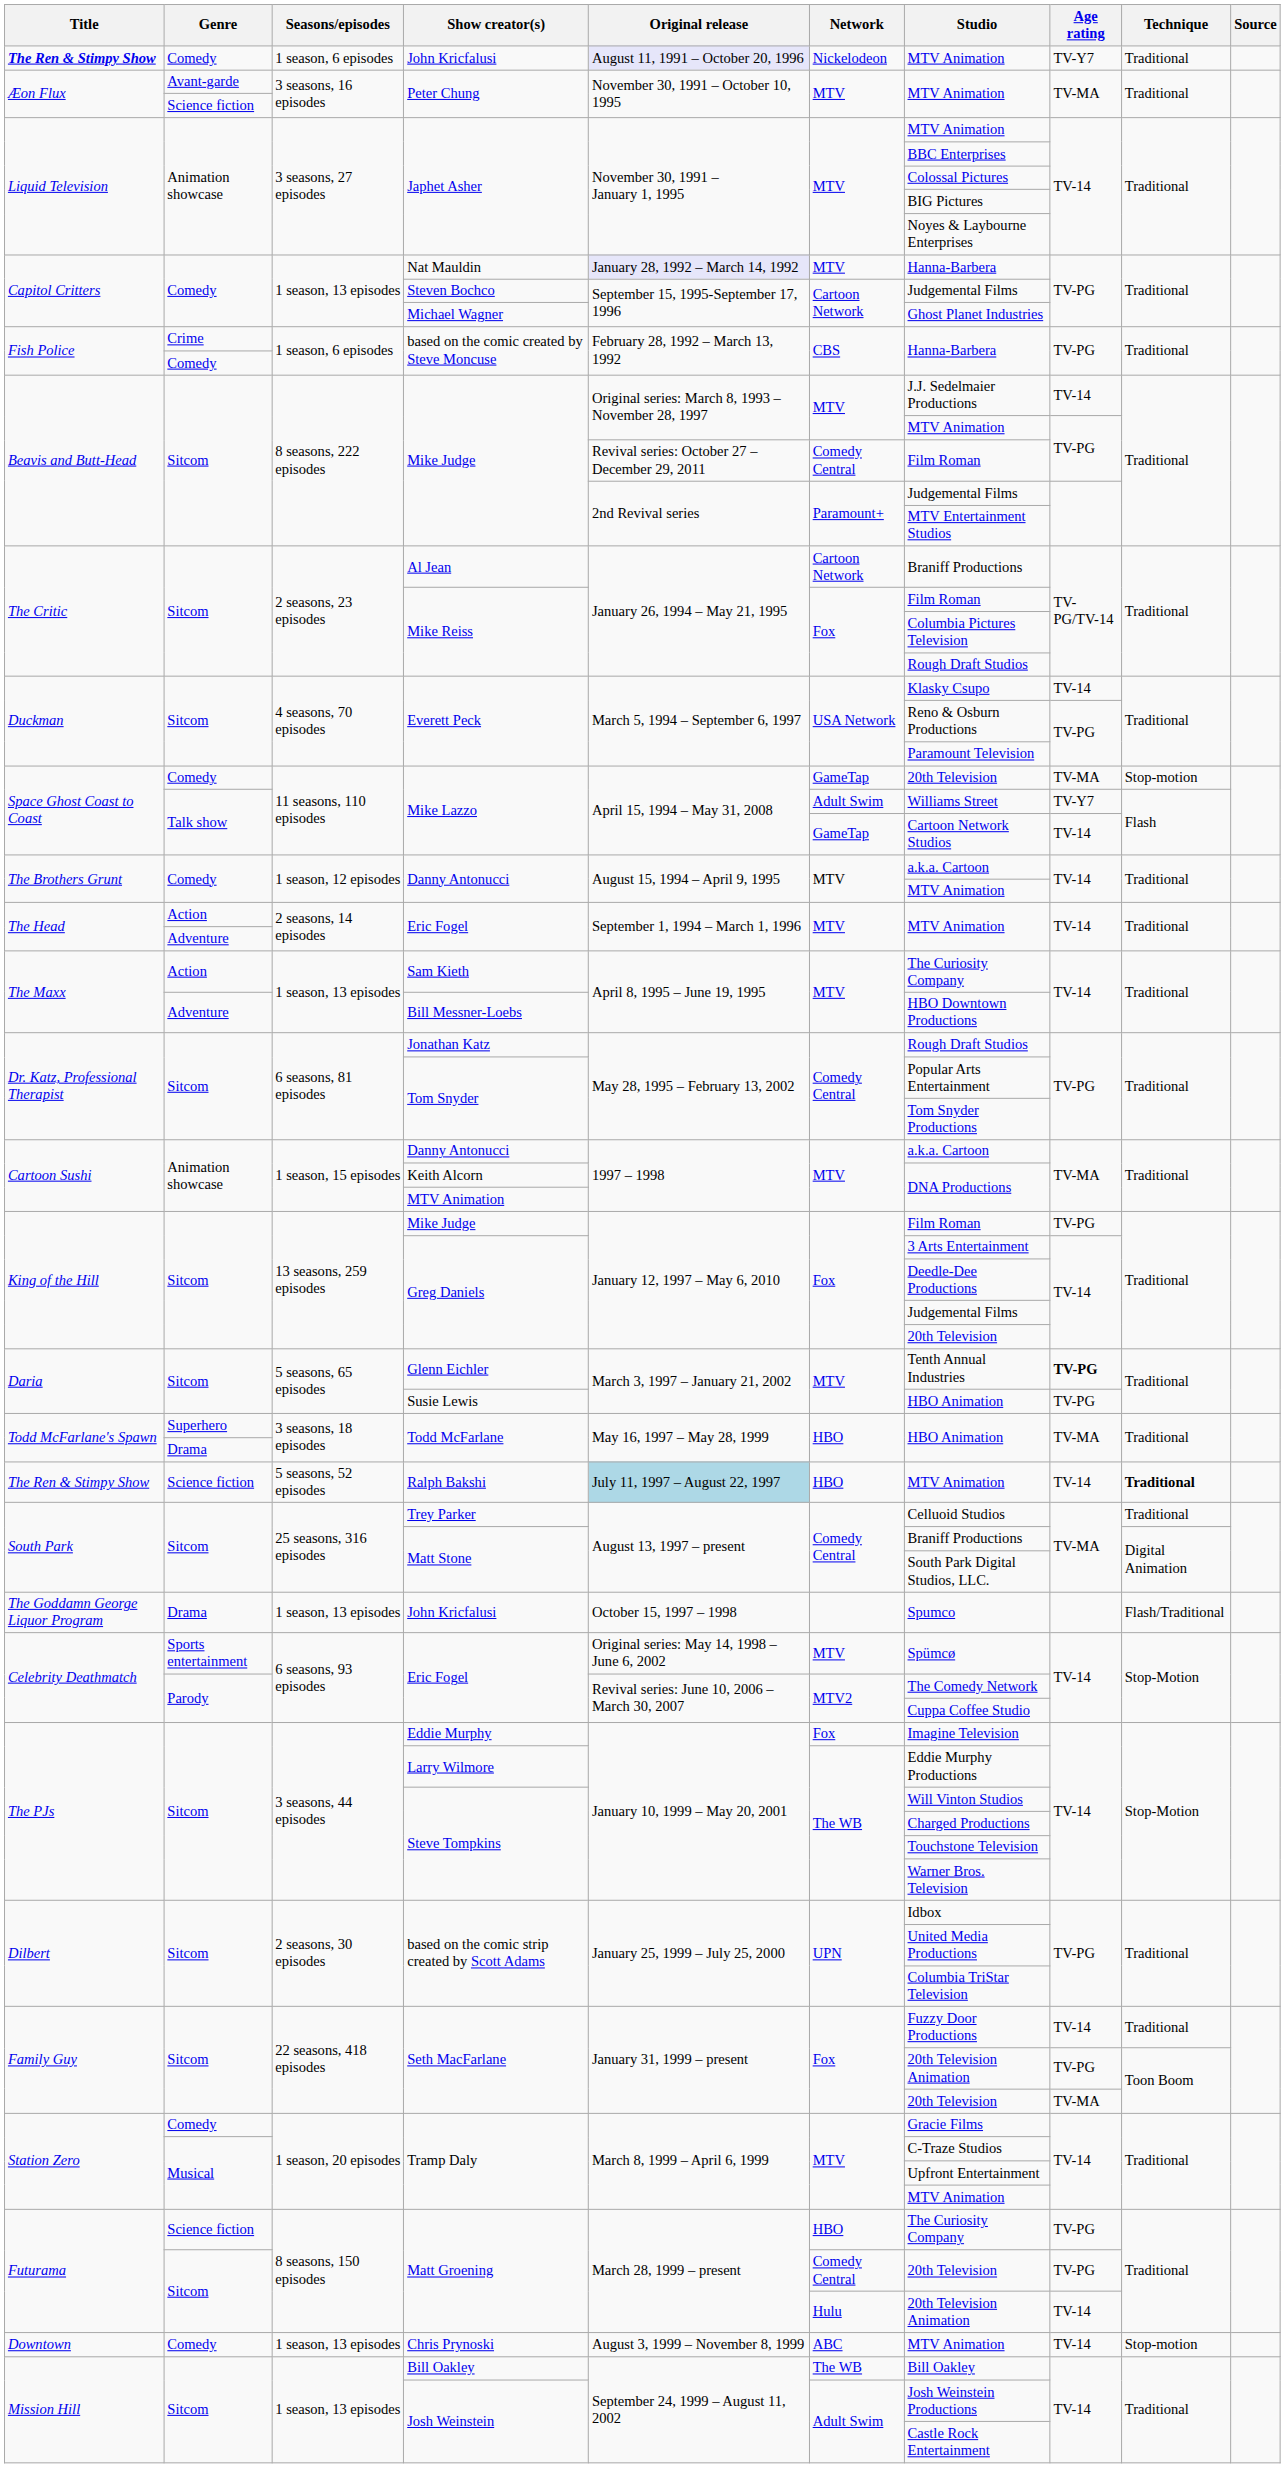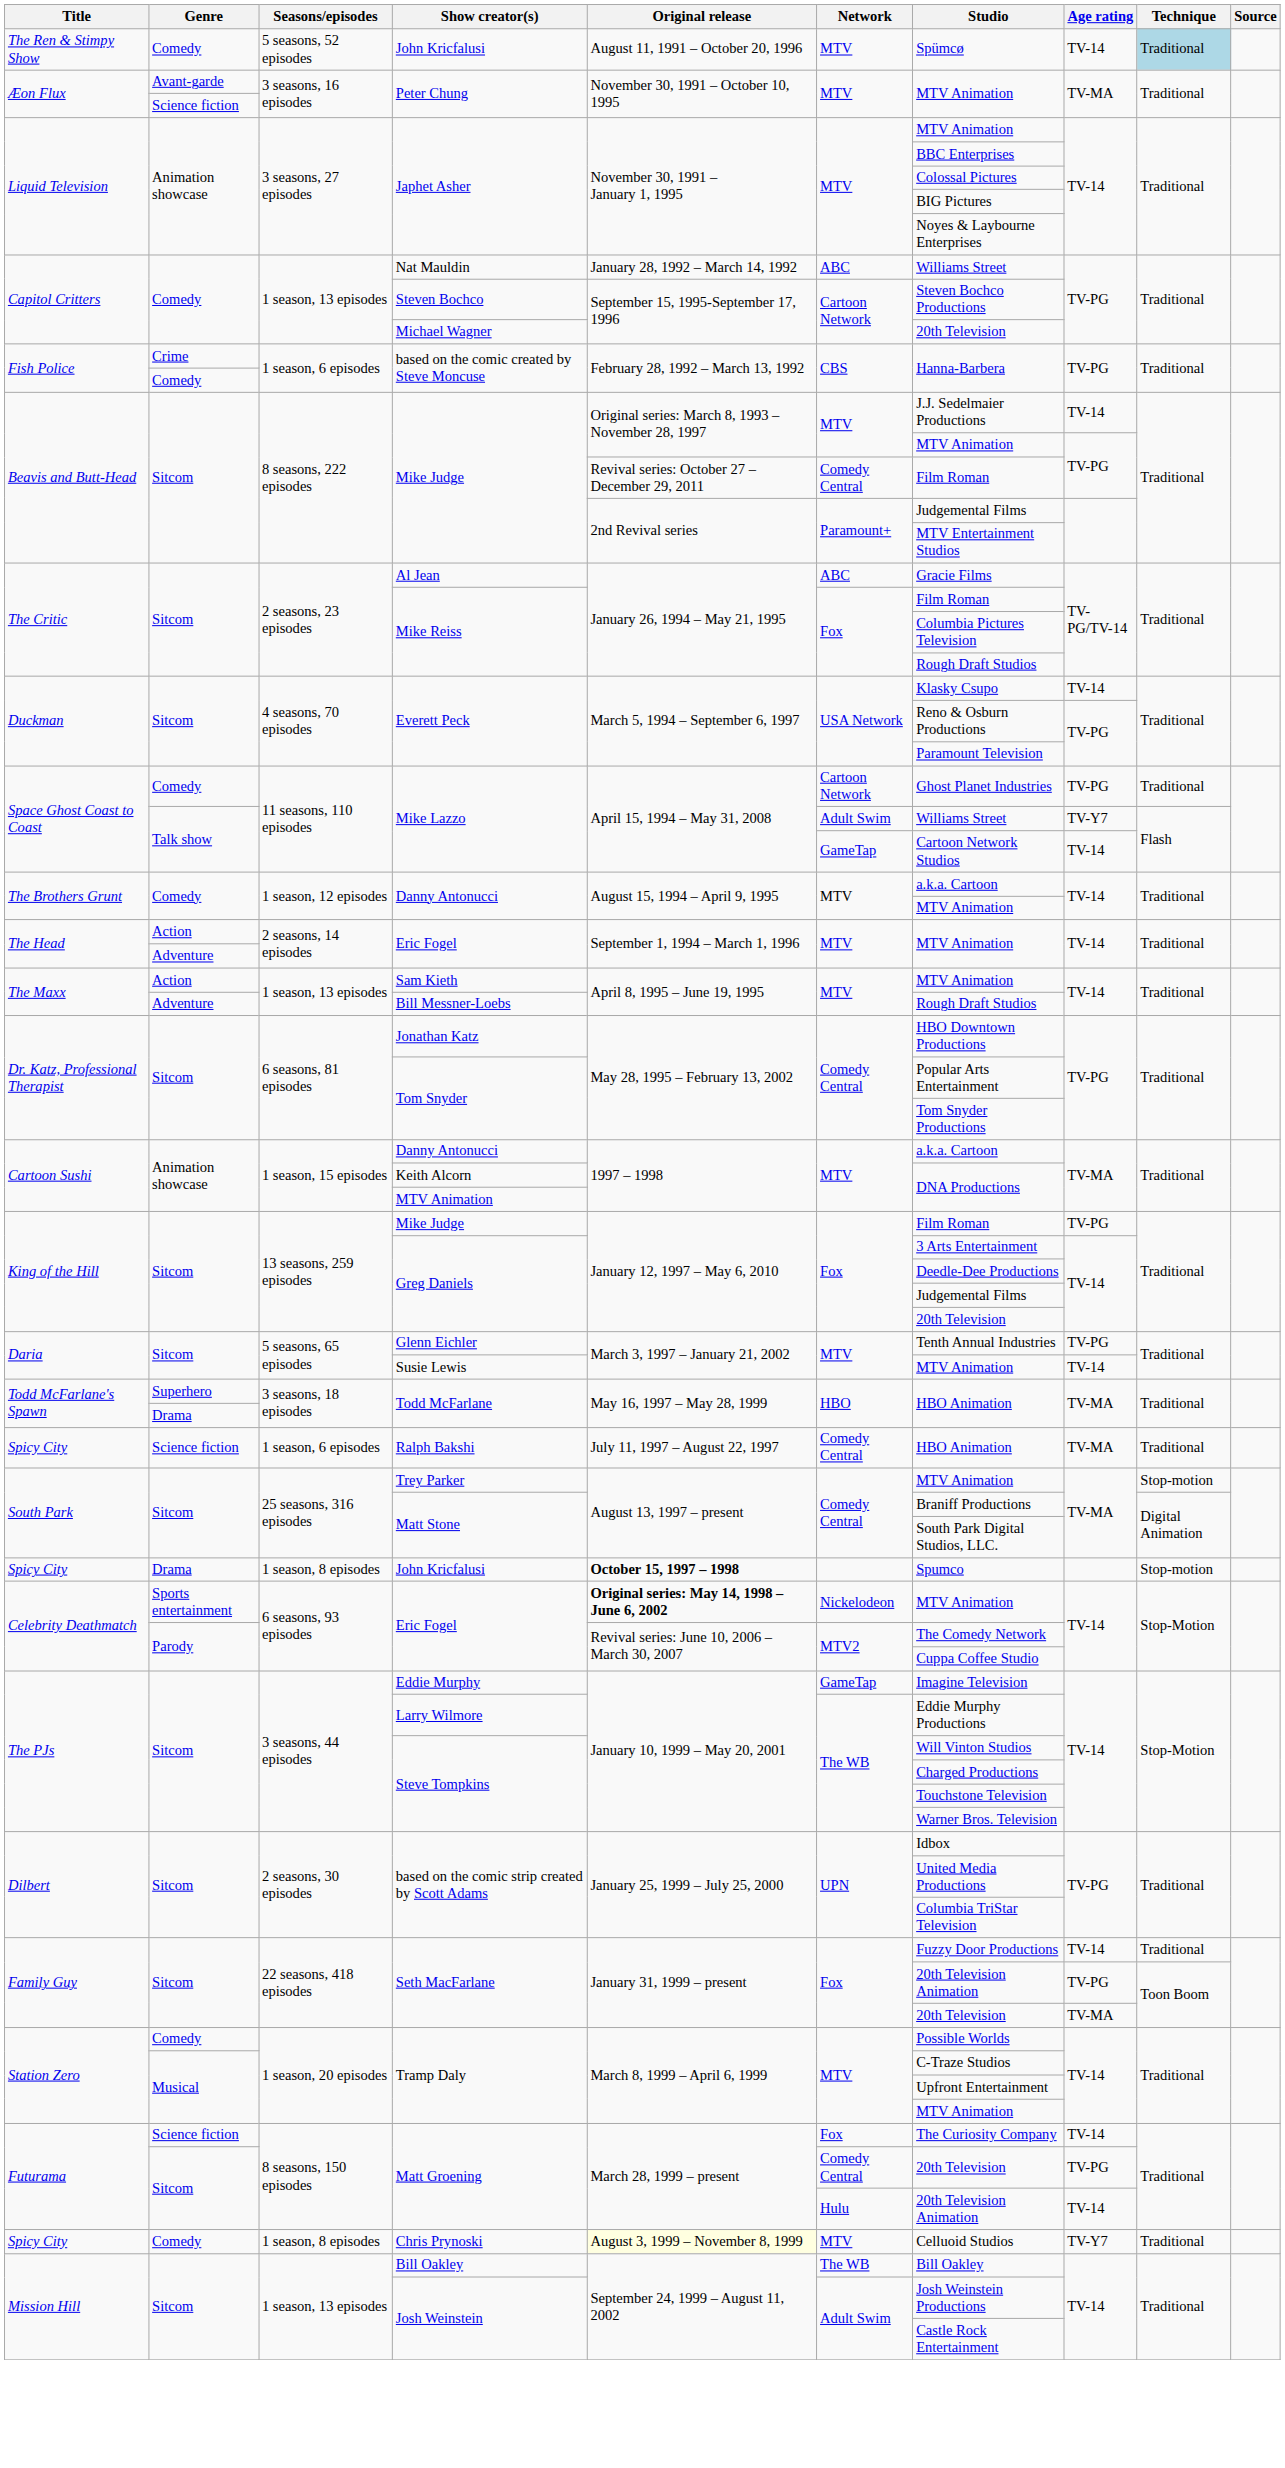(82, 58) bold -> (61, 49) normal
(334, 58) 1 season, 6 episodes -> (301, 49) 5 seasons, 52 episodes
(698, 58) lavender background -> (696, 49) no background
(850, 58) Nickelodeon -> (836, 49) MTV
(956, 58) MTV Animation -> (940, 49) Spümcø
(1074, 58) TV-Y7 -> (1086, 49) TV-14
(1157, 58) no background -> (1172, 49) lightblue background
(695, 267) lavender background -> (694, 267) no background
(829, 267) MTV -> (835, 267) ABC
(952, 267) Hanna-Barbera -> (961, 267) Williams Street
(963, 291) Judgemental Films -> (960, 299) Steven Bochco Productions
(975, 315) Ghost Planet Industries -> (961, 332) 20th Television
(838, 567) Cartoon Network -> (835, 575) ABC
(965, 567) Braniff Productions -> (954, 575) Gracie Films
(841, 777) GameTap -> (845, 786) Cartoon Network
(952, 777) 20th Television -> (984, 786) Ghost Planet Industries
(1077, 777) TV-MA -> (1088, 786) TV-PG
(1161, 777) Stop-motion -> (1172, 786) Traditional
(948, 971) The Curiosity Company -> (965, 980) MTV Animation
(957, 1012) HBO Downtown Productions -> (976, 1004) Rough Draft Studios
(968, 1045) Rough Draft Studios -> (966, 1036) HBO Downtown Productions
(1075, 1369) bold -> (1088, 1343) normal
(955, 1401) HBO Animation -> (965, 1367) MTV Animation
(1074, 1401) TV-PG -> (1086, 1367) TV-14
(79, 1482) The Ren & Stimpy Show -> (38, 1448) Spicy City
(314, 1482) 5 seasons, 52 episodes -> (321, 1448) 1 season, 6 episodes
(686, 1482) lightblue background -> (685, 1448) no background
(828, 1482) HBO -> (845, 1448) Comedy Central
(956, 1482) MTV Animation -> (964, 1448) HBO Animation
(1072, 1482) TV-14 -> (1090, 1448) TV-MA
(1160, 1482) bold -> (1172, 1448) normal
(956, 1514) Celluoid Studios -> (965, 1480) MTV Animation
(1157, 1514) Traditional -> (1177, 1480) Stop-motion
(73, 1612) The Goddamn George Liquor Program -> (38, 1569) Spicy City
(338, 1612) 1 season, 13 episodes -> (321, 1569) 1 season, 8 episodes
(664, 1612) normal -> (665, 1569) bold
(1175, 1612) Flash/Traditional -> (1177, 1569) Stop-motion
(684, 1653) normal -> (687, 1602) bold
(829, 1653) MTV -> (857, 1602) Nickelodeon
(931, 1653) Spümcø -> (965, 1602) MTV Animation
(824, 1734) Fox -> (848, 1682) GameTap
(945, 2125) Gracie Films -> (963, 2039) Possible Worlds
(828, 2229) HBO -> (831, 2135) Fox
(1074, 2229) TV-PG -> (1086, 2135) TV-14
(39, 2344) Downtown -> (38, 2241) Spicy City
(338, 2344) 1 season, 13 episodes -> (321, 2241) 1 season, 8 episodes
(698, 2344) no background -> (697, 2241) lightyellow background
(828, 2344) ABC -> (836, 2241) MTV
(956, 2344) MTV Animation -> (965, 2241) Celluoid Studios
(1072, 2344) TV-14 -> (1088, 2241) TV-Y7
(1161, 2344) Stop-motion -> (1172, 2241) Traditional
